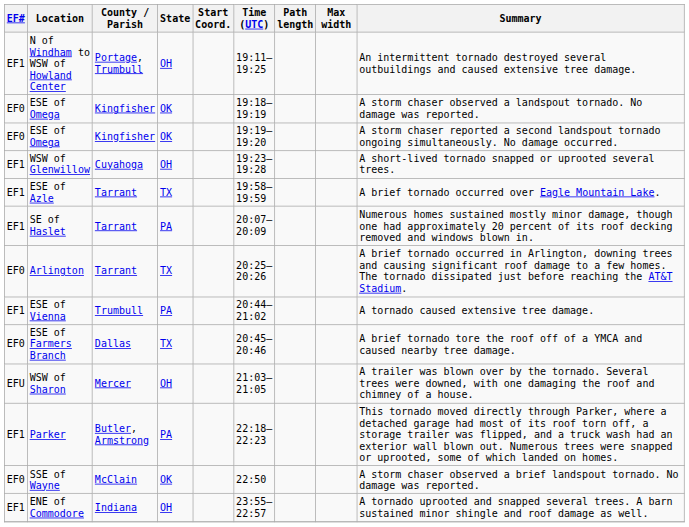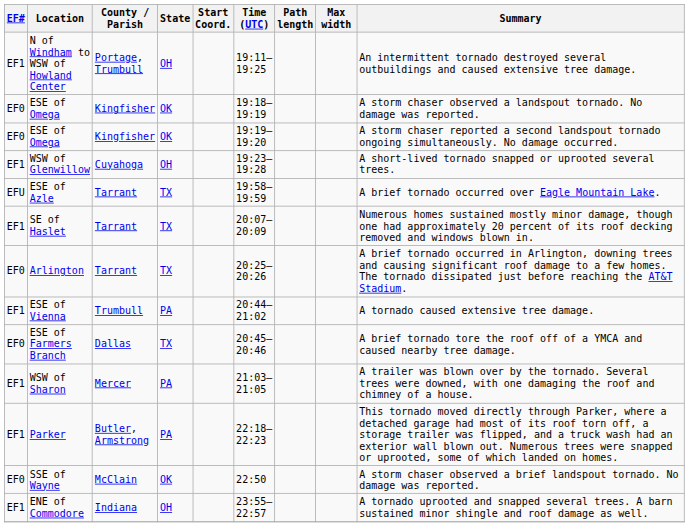(16, 192) EF1 -> (16, 192) EFU
(166, 226) PA -> (166, 226) TX
(16, 384) EFU -> (16, 384) EF1
(166, 384) OH -> (166, 384) PA
